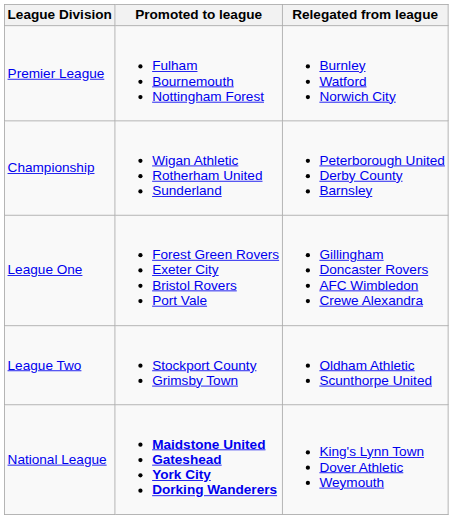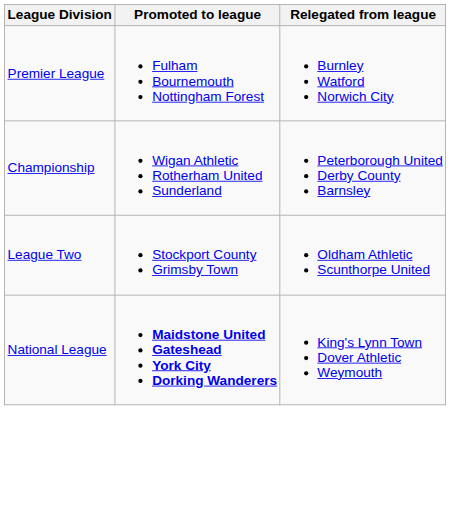- row: (45, 270)
